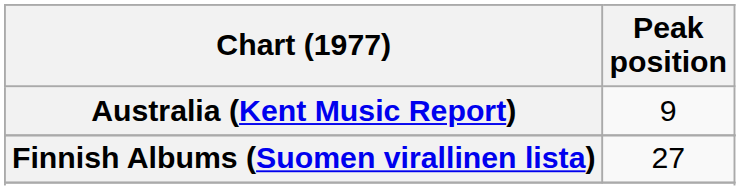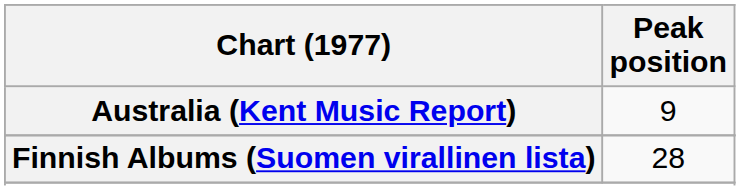(668, 158) 27 -> (668, 158) 28
